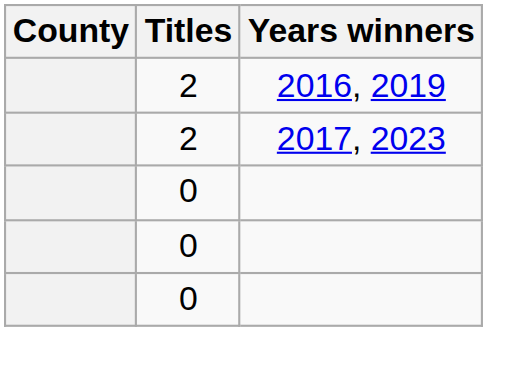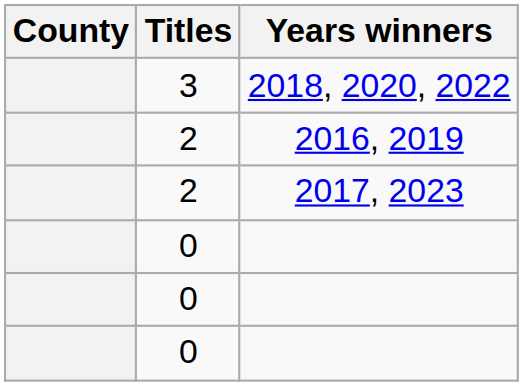+ row: (188, 84)
